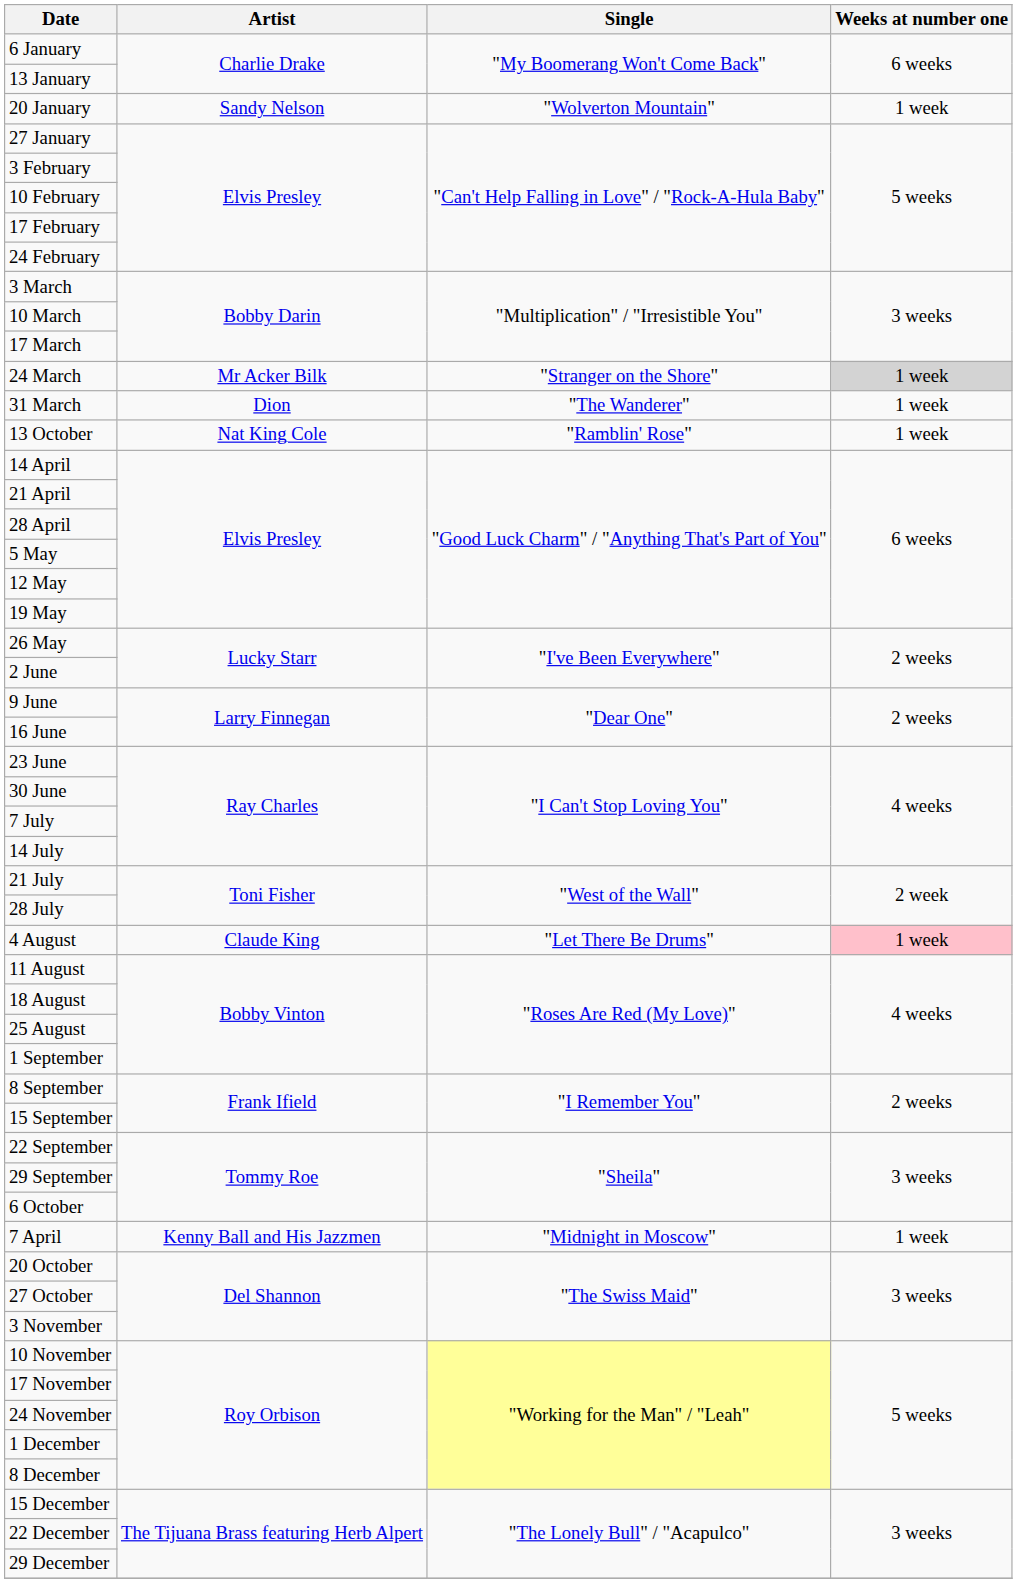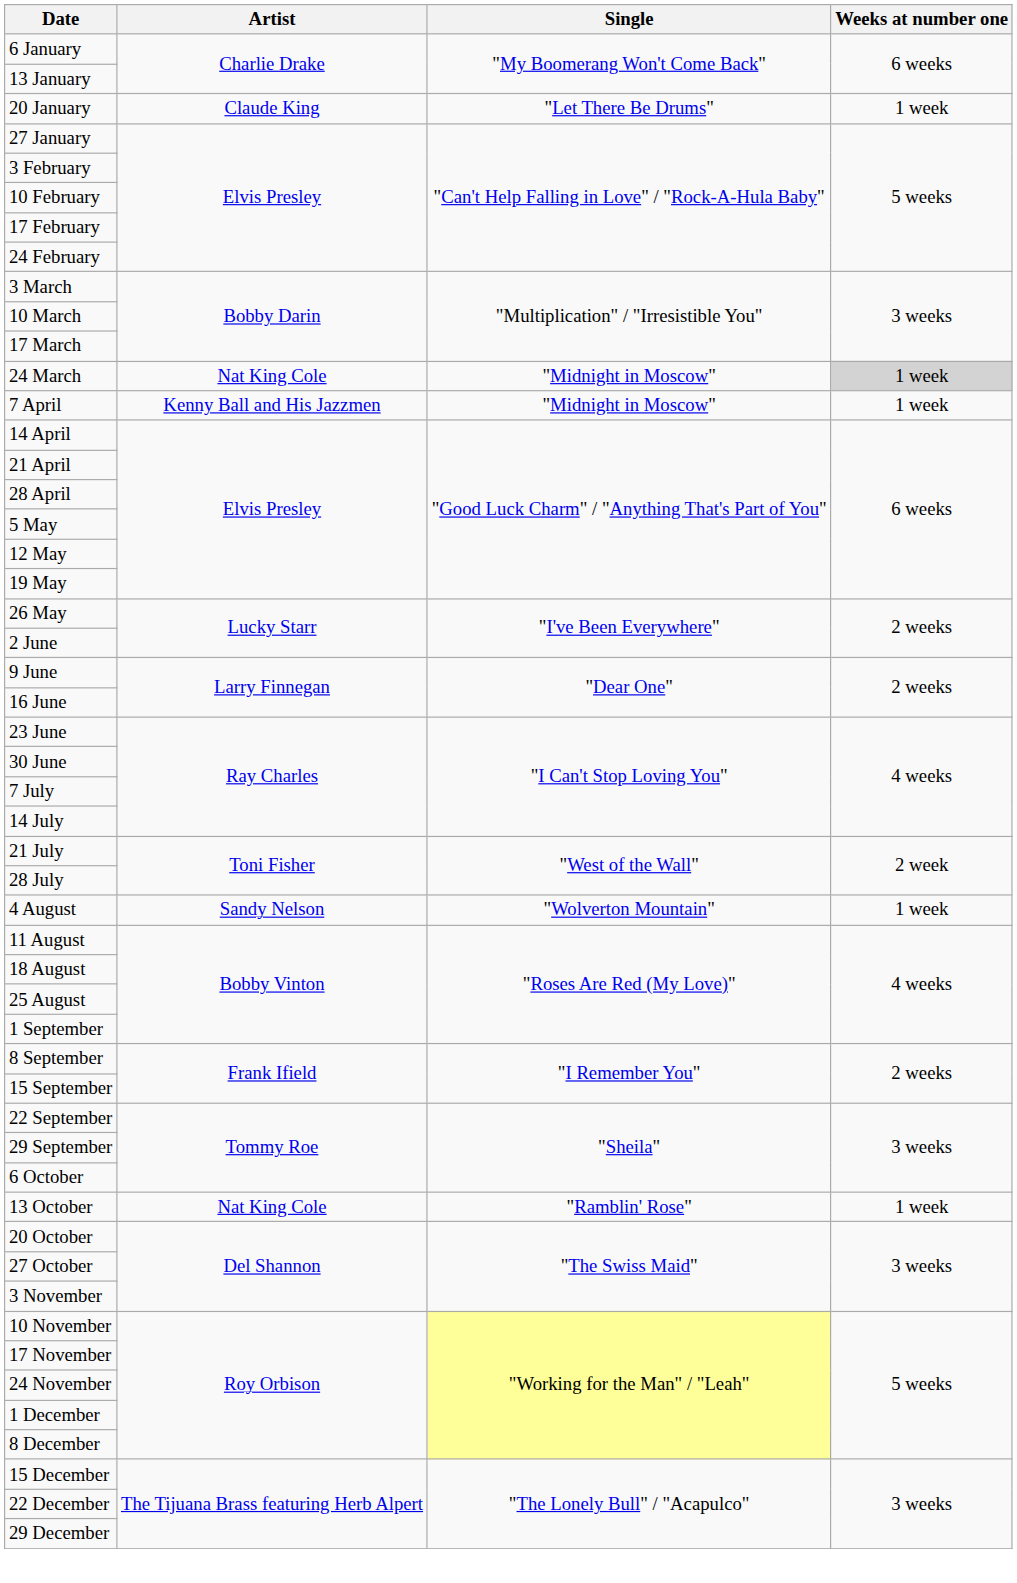(272, 108) Sandy Nelson -> (272, 108) Claude King
(629, 108) "Wolverton Mountain" -> (629, 108) "Let There Be Drums"
(272, 375) Mr Acker Bilk -> (272, 375) Nat King Cole
(629, 375) "Stranger on the Shore" -> (629, 375) "Midnight in Moscow"
- row: (45, 405)
rows swapped: (35, 1236) <-> (51, 434)
(272, 939) Claude King -> (272, 910) Sandy Nelson
(629, 939) "Let There Be Drums" -> (629, 910) "Wolverton Mountain"
(922, 939) pink background -> (922, 910) no background
